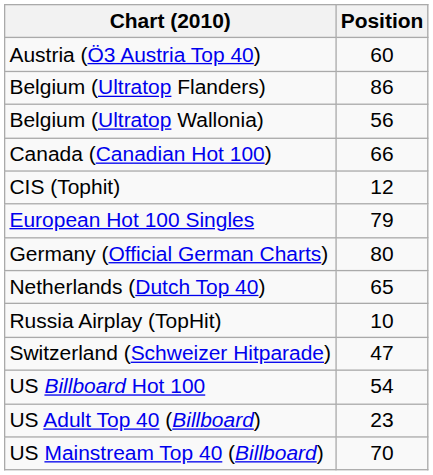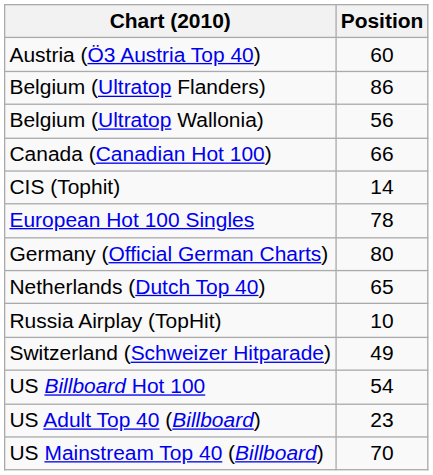(382, 187) 12 -> (382, 187) 14
(382, 220) 79 -> (382, 220) 78
(382, 353) 47 -> (382, 353) 49
